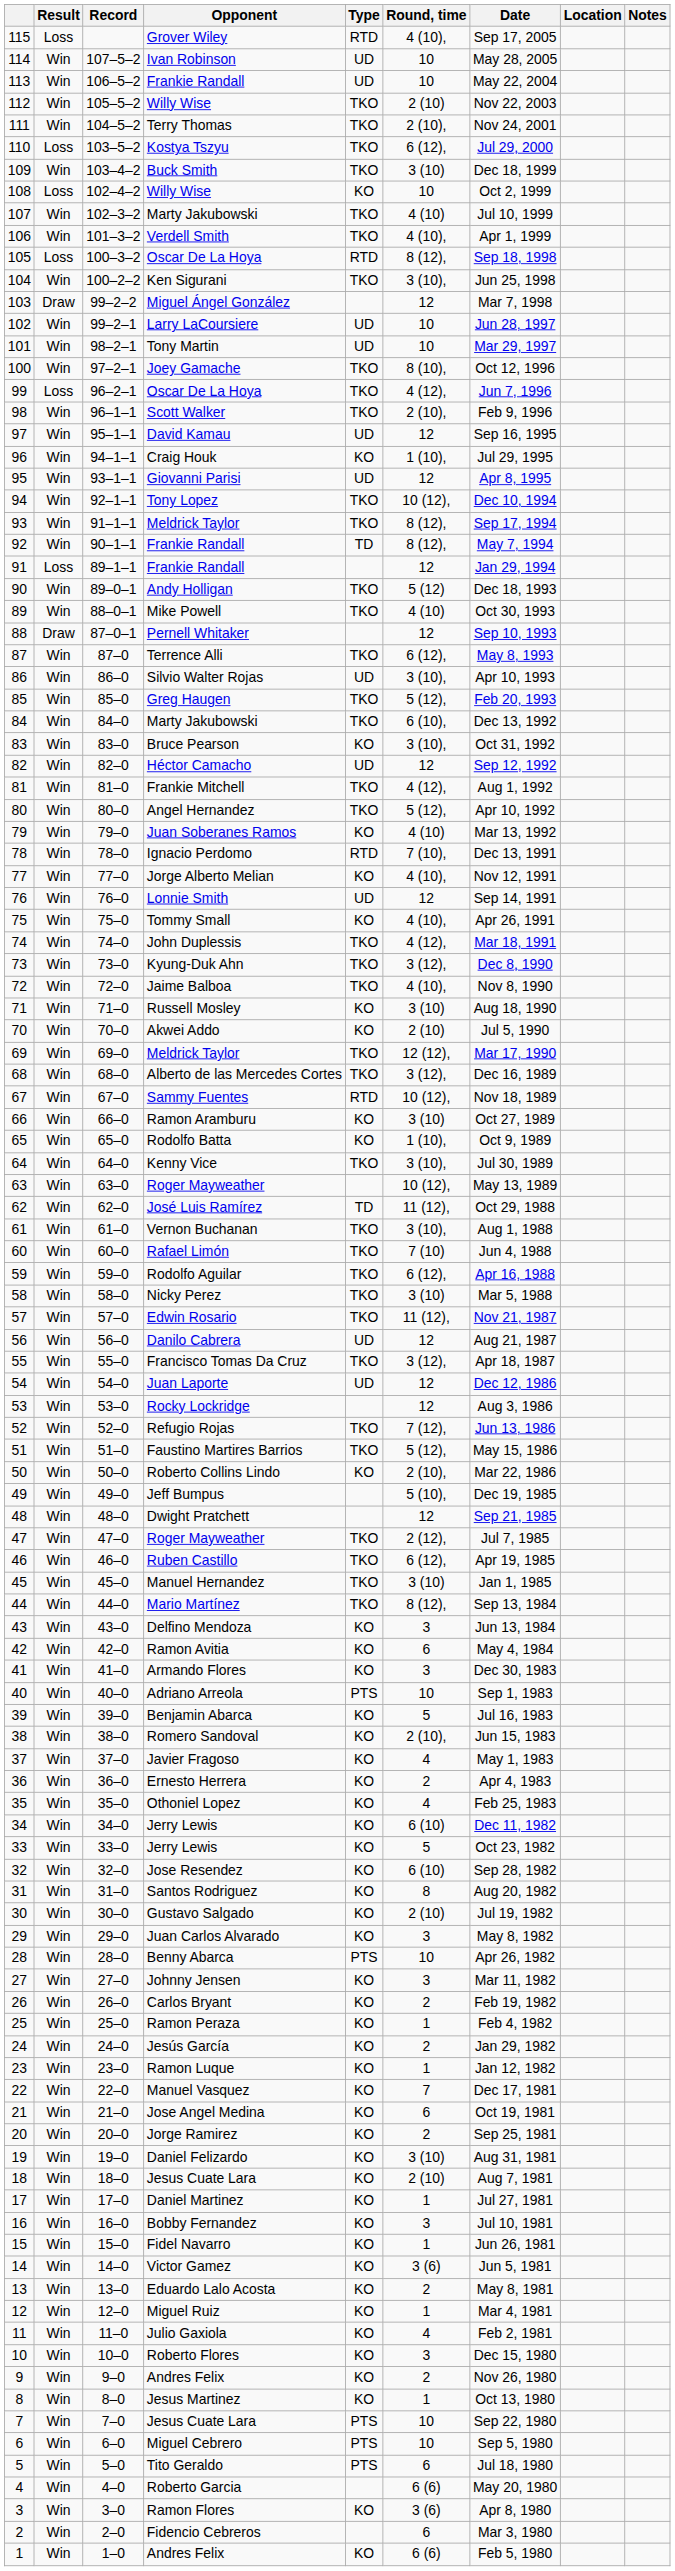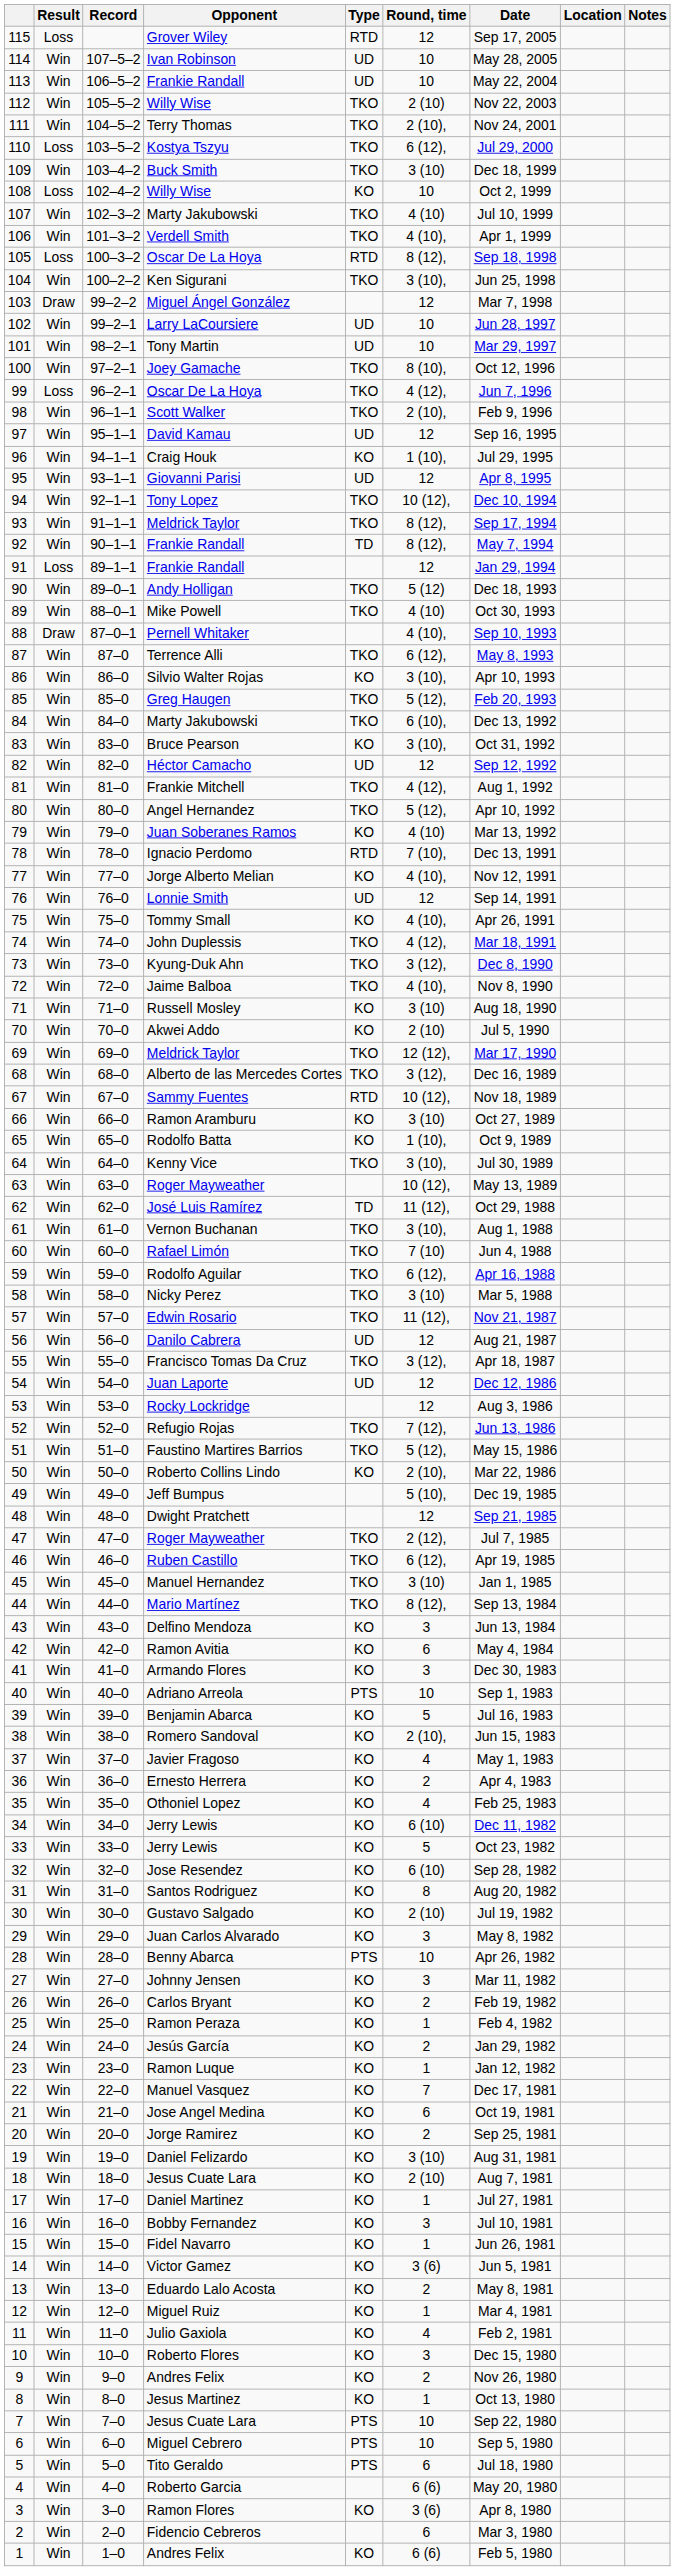(426, 37) 4 (10), -> (426, 37) 12
(426, 633) 12 -> (426, 633) 4 (10),
(364, 677) UD -> (364, 677) KO
